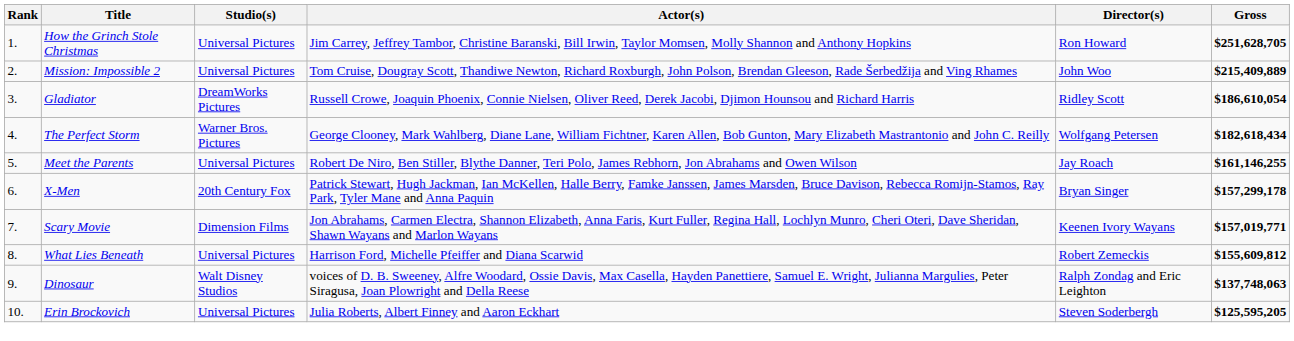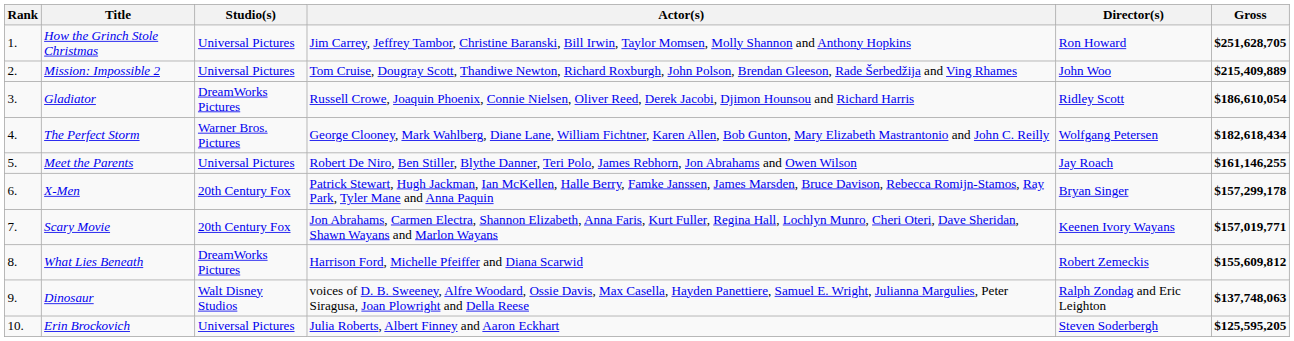(243, 226) Dimension Films -> (244, 226) 20th Century Fox
(246, 255) Universal Pictures -> (233, 262) DreamWorks Pictures
